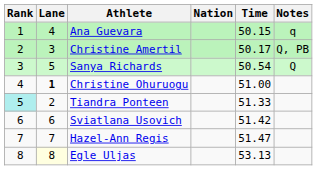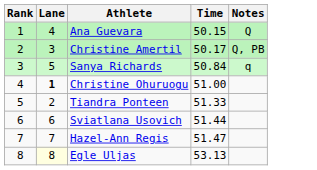- column: (213, 13)
(293, 31) q -> (248, 31) Q
(255, 67) 50.54 -> (210, 67) 50.84
(293, 67) Q -> (248, 67) q
(20, 102) paleturquoise background -> (20, 102) no background
(255, 120) 51.42 -> (210, 120) 51.44
